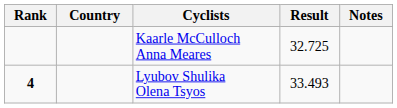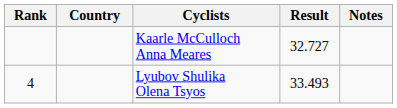(309, 45) 32.725 -> (309, 45) 32.727
(31, 84) bold -> (31, 84) normal
